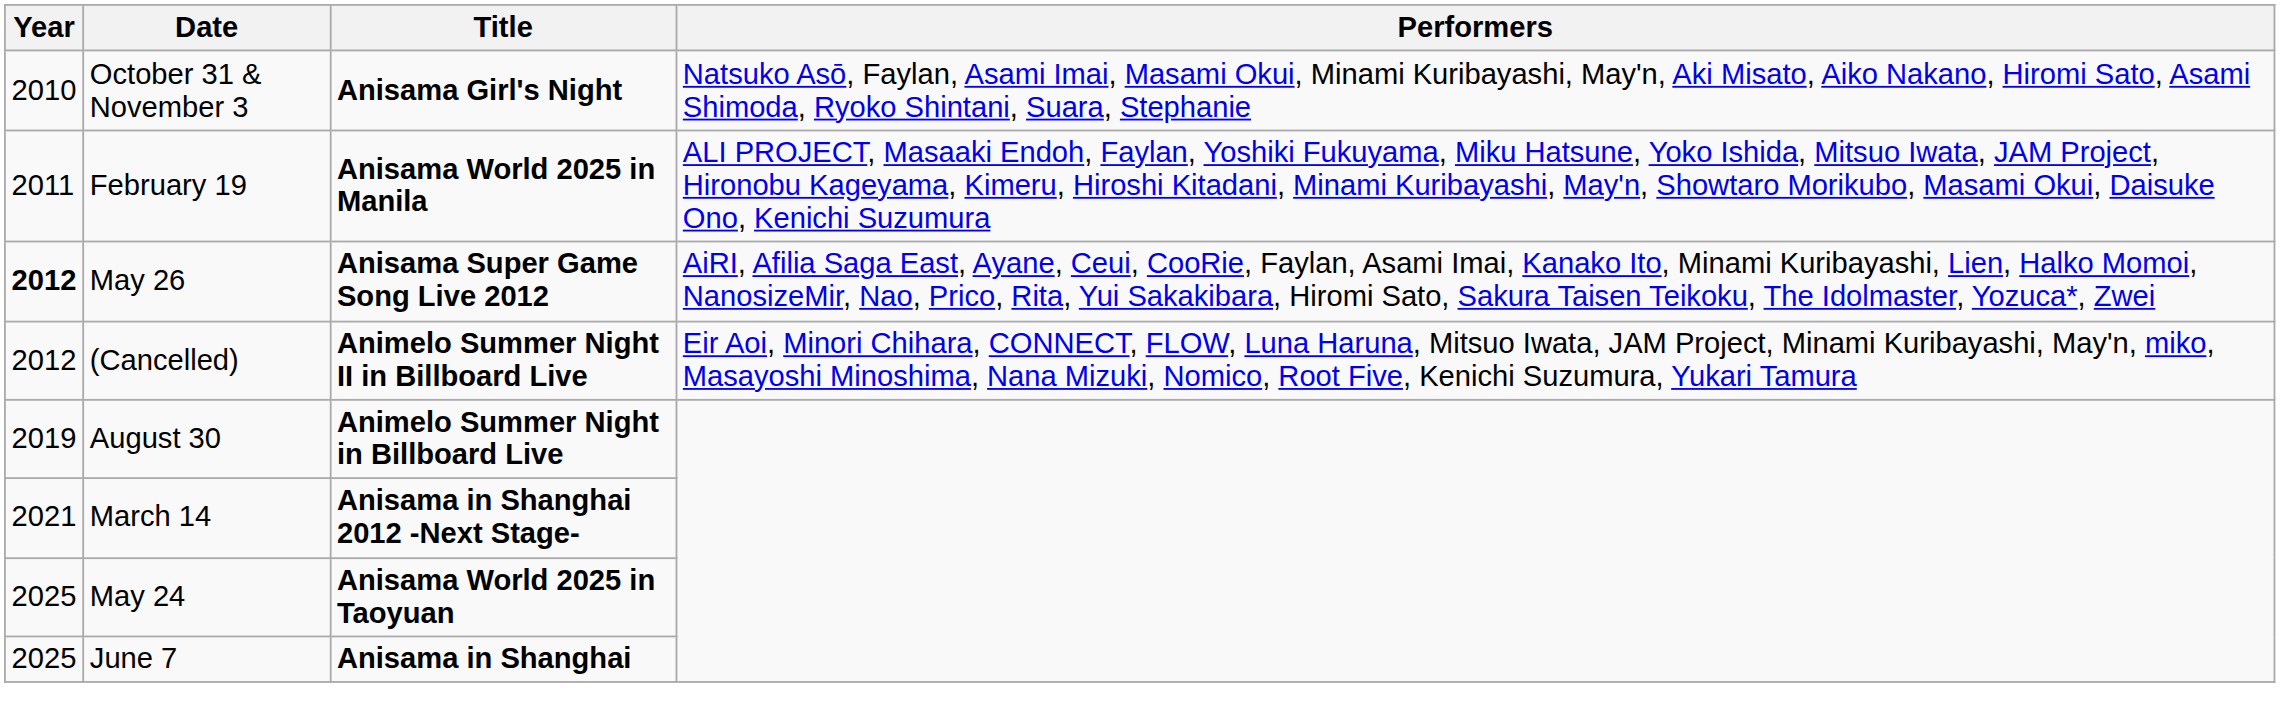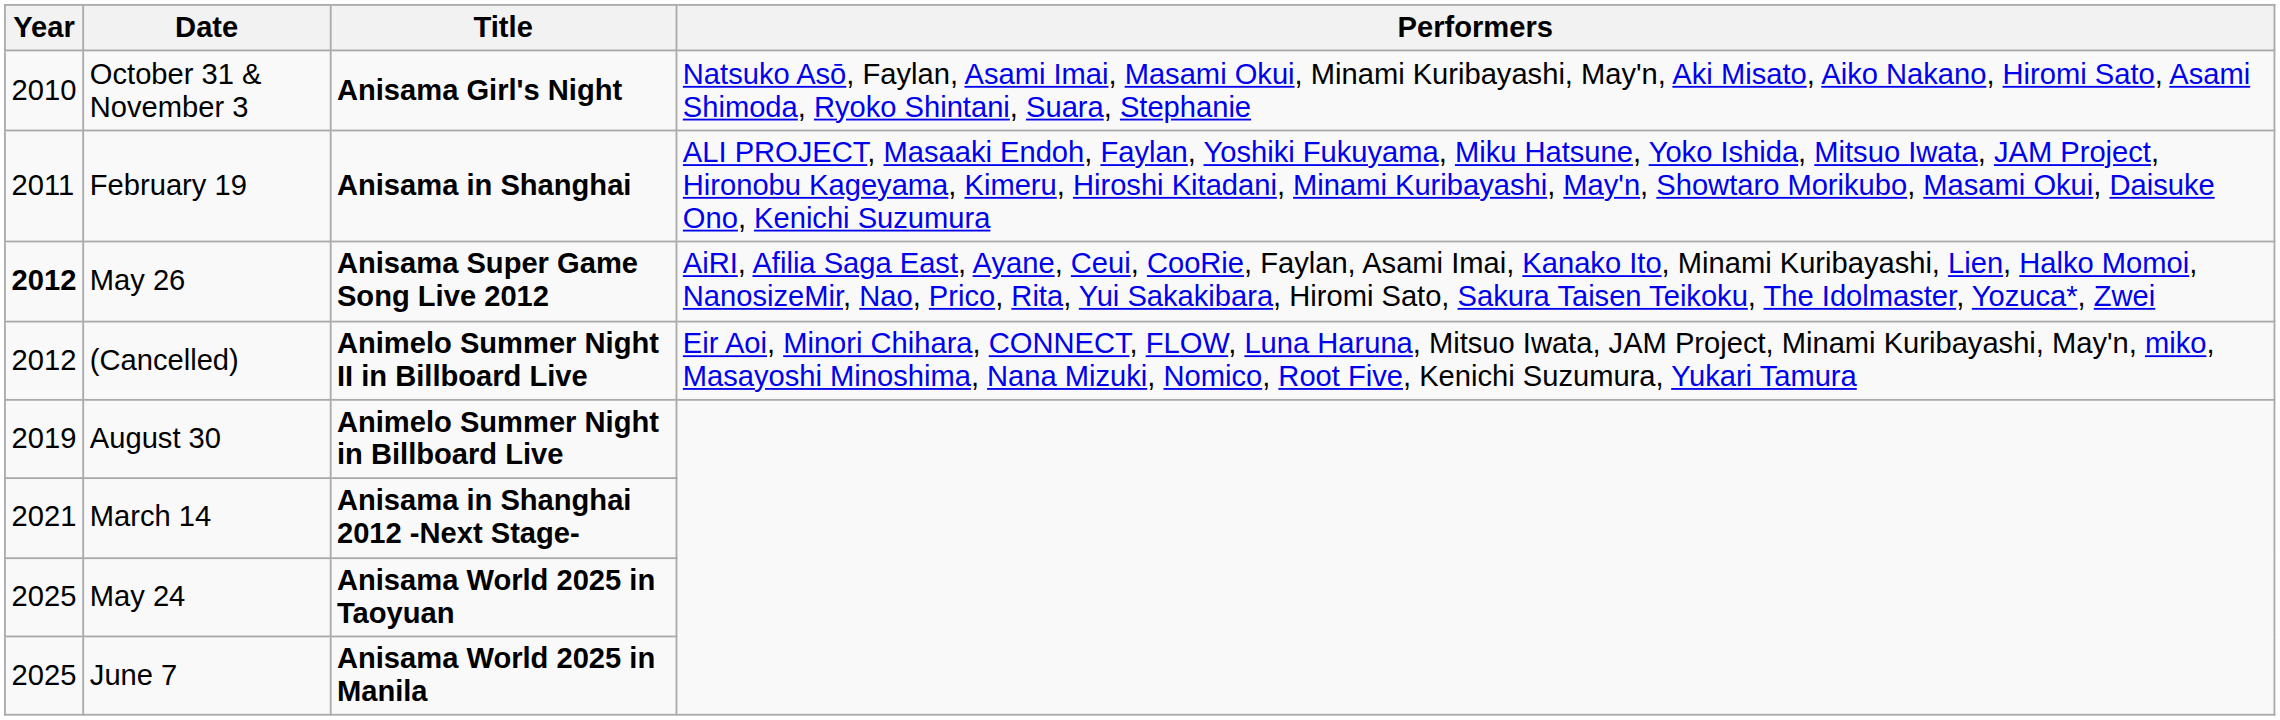(496, 185) Anisama World 2025 in Manila -> (484, 185) Anisama in Shanghai
(484, 659) Anisama in Shanghai -> (496, 675) Anisama World 2025 in Manila
